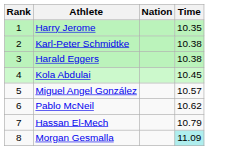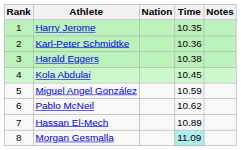+ column: (220, 12)
(189, 43) 10.38 -> (189, 43) 10.36
(189, 91) 10.57 -> (189, 91) 10.59
(189, 122) 10.79 -> (189, 122) 10.89
